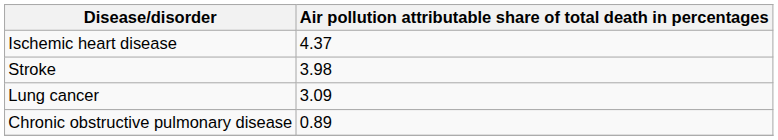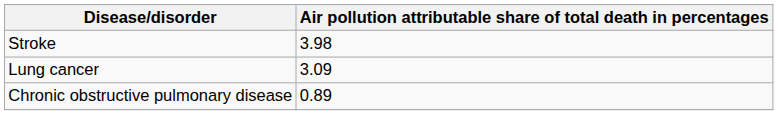- row: (93, 43)
